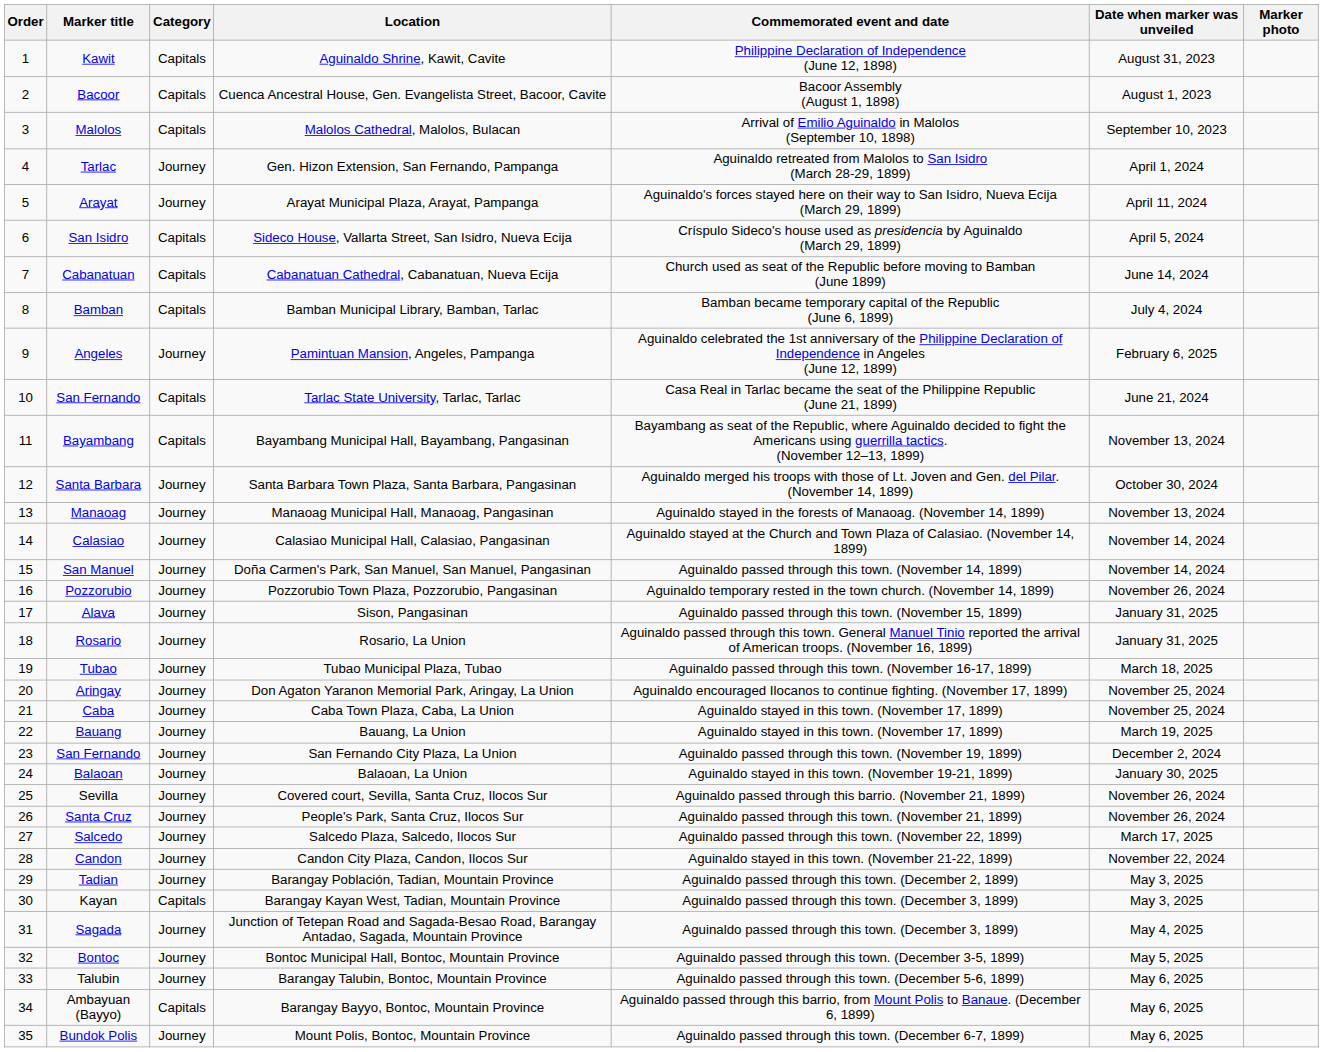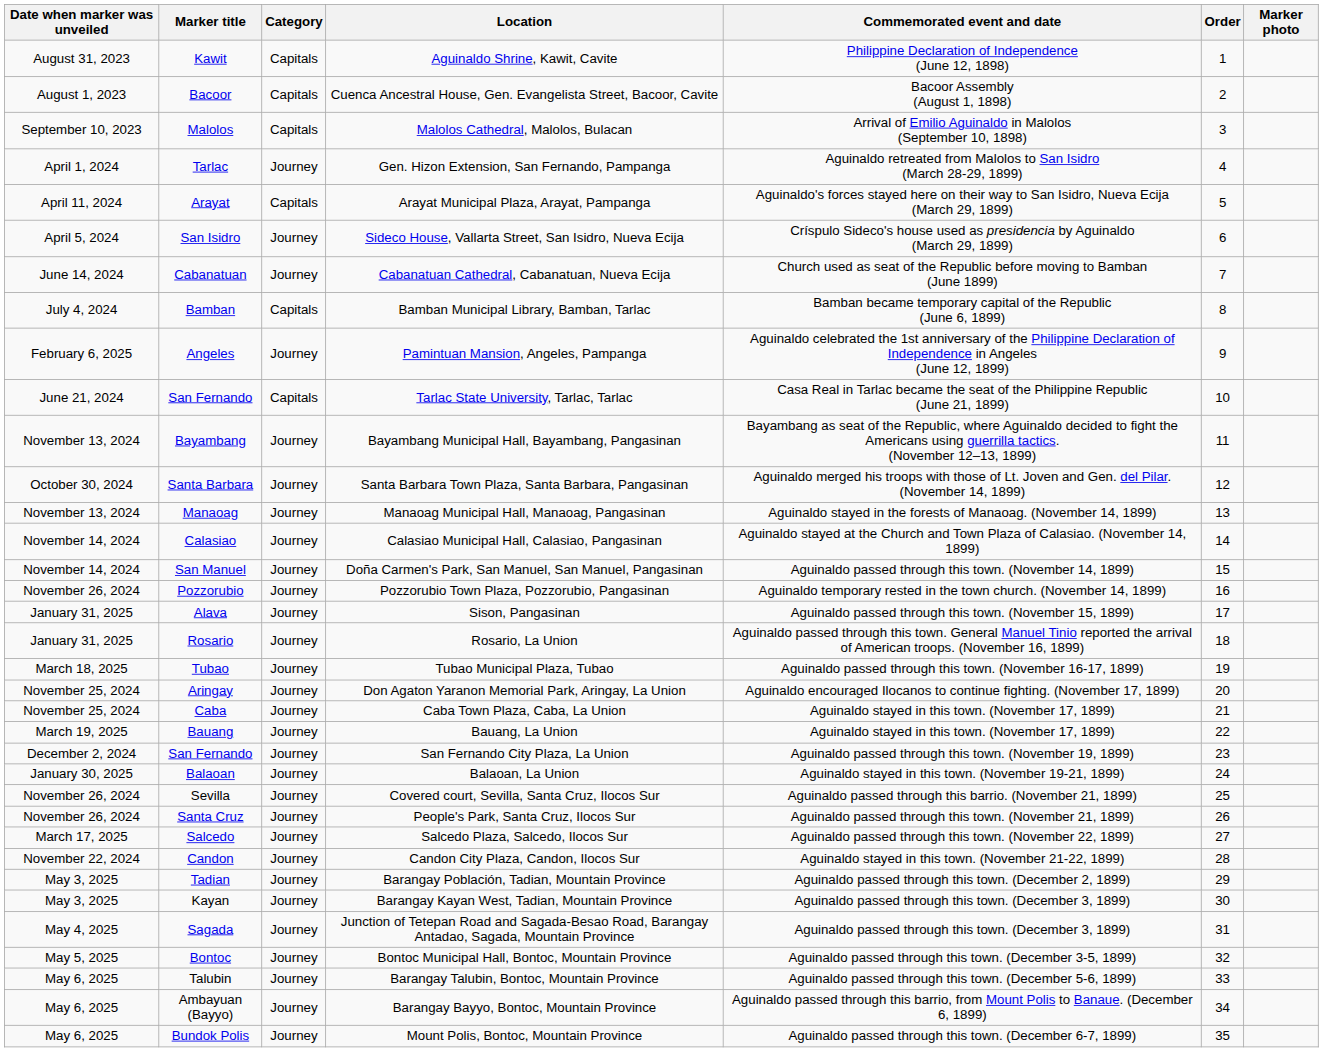columns swapped: (26, 22) <-> (1167, 22)
(182, 202) Journey -> (294, 202) Capitals
(182, 238) Capitals -> (294, 238) Journey
(182, 274) Capitals -> (294, 274) Journey
(182, 440) Capitals -> (294, 440) Journey
(182, 900) Capitals -> (294, 900) Journey
(182, 1007) Capitals -> (294, 1007) Journey
